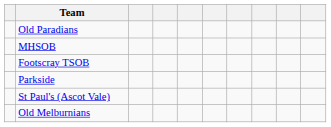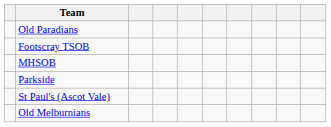rows swapped: (54, 63) <-> (37, 46)
